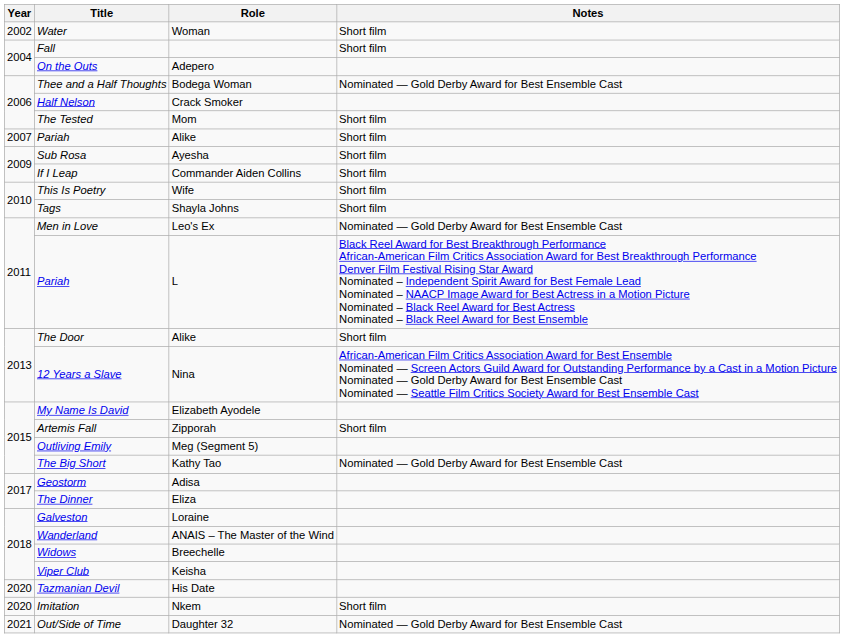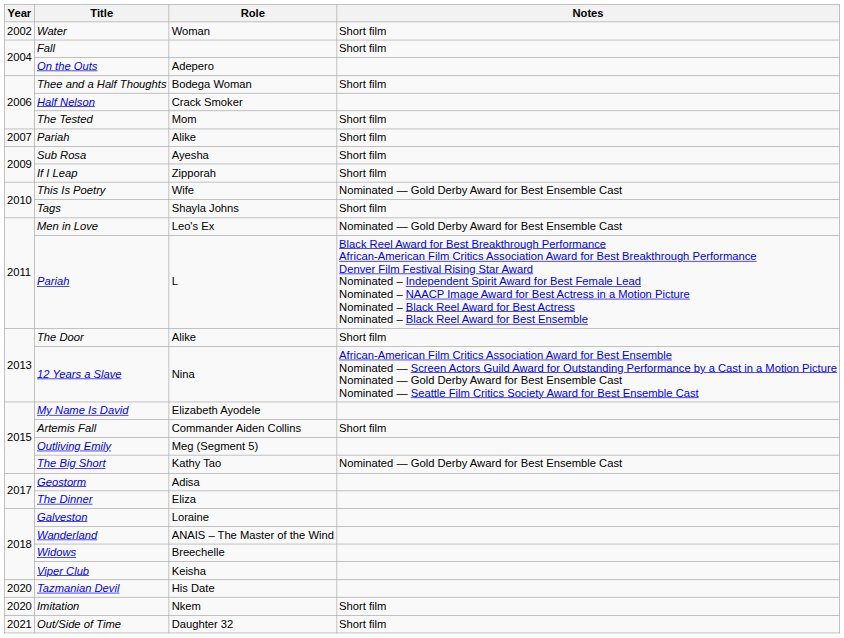(481, 84) Nominated — Gold Derby Award for Best Ensemble Cast -> (363, 84) Short film
(236, 173) Commander Aiden Collins -> (194, 173) Zipporah
(363, 191) Short film -> (481, 191) Nominated — Gold Derby Award for Best Ensemble Cast
(194, 428) Zipporah -> (236, 428) Commander Aiden Collins
(481, 624) Nominated — Gold Derby Award for Best Ensemble Cast -> (363, 624) Short film
